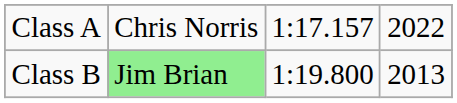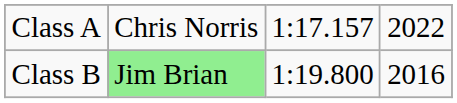(416, 73) 2013 -> (416, 73) 2016
